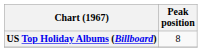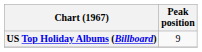(178, 39) 8 -> (178, 39) 9
